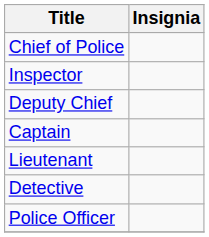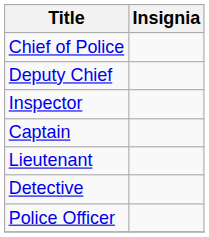rows swapped: (60, 103) <-> (46, 75)
